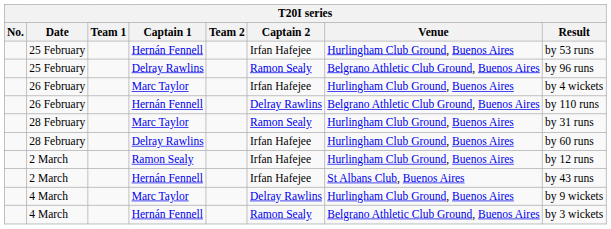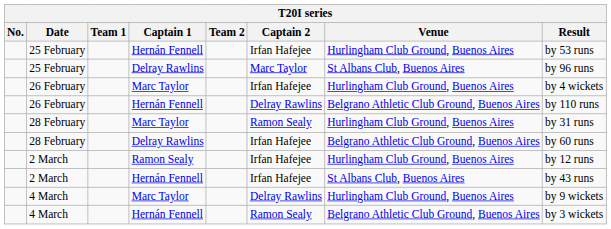(281, 68) Ramon Sealy -> (278, 68) Marc Taylor
(434, 68) Belgrano Athletic Club Ground, Buenos Aires -> (396, 68) St Albans Club, Buenos Aires
(421, 141) Hurlingham Club Ground, Buenos Aires -> (434, 141) Belgrano Athletic Club Ground, Buenos Aires
